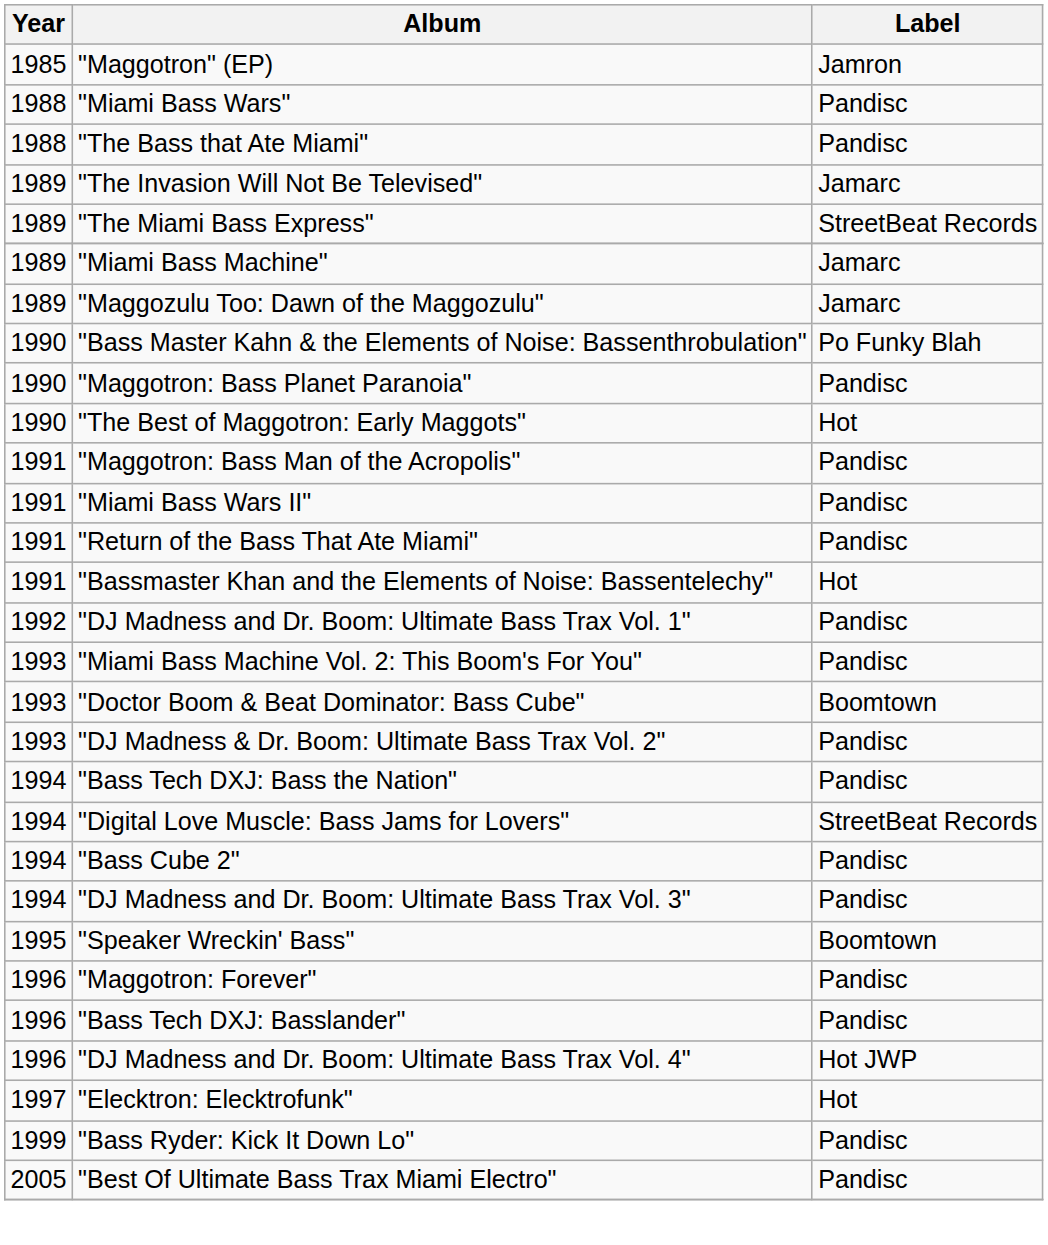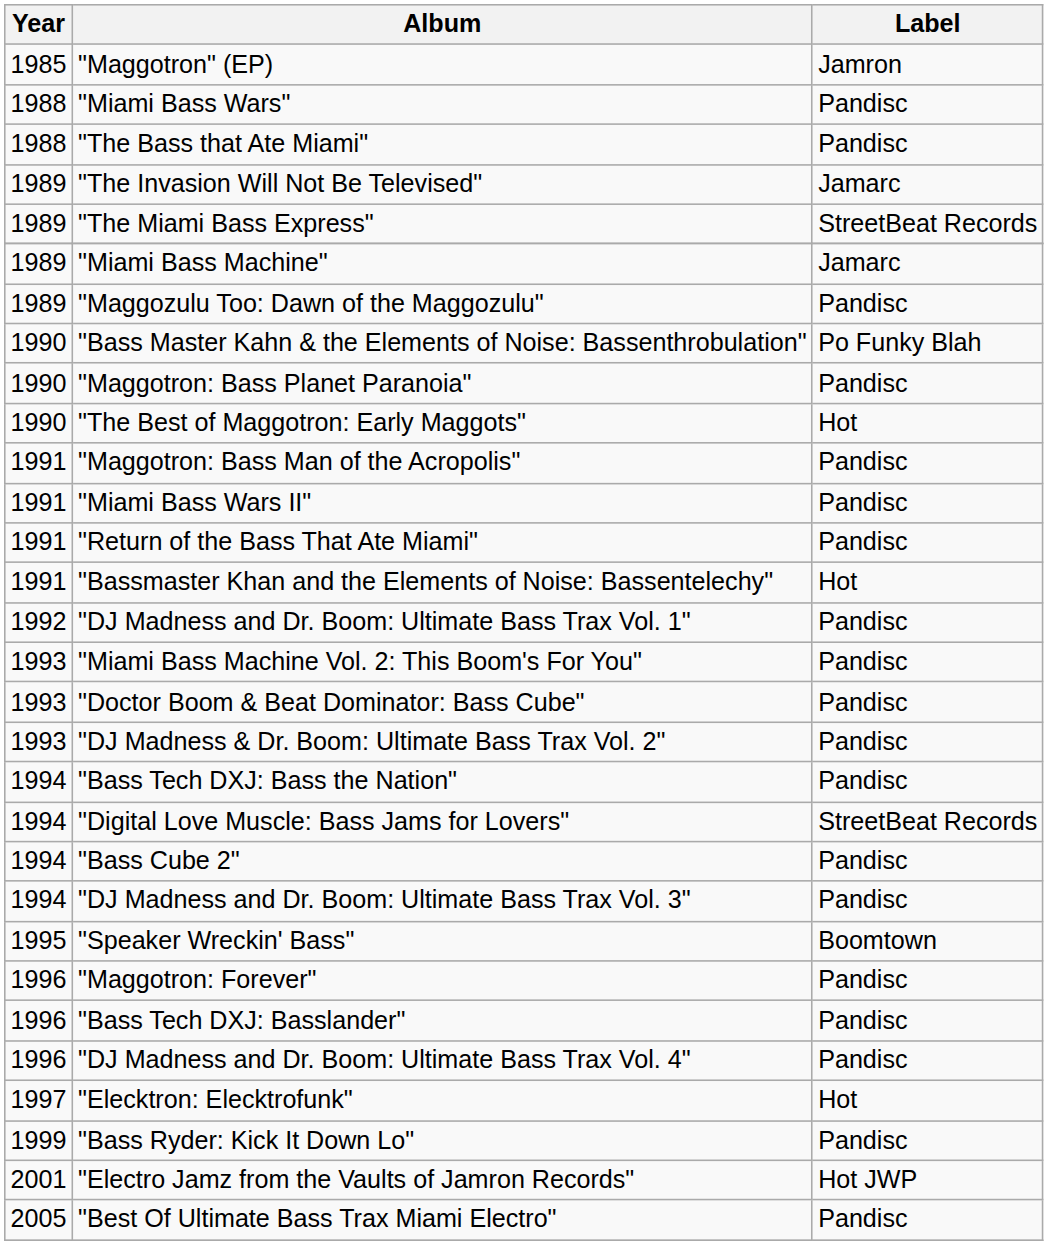(859, 303) Jamarc -> (863, 303) Pandisc
(878, 701) Boomtown -> (863, 701) Pandisc
(868, 1060) Hot JWP -> (863, 1060) Pandisc
+ row: (356, 1179)
